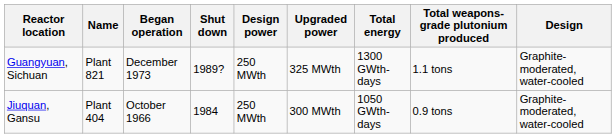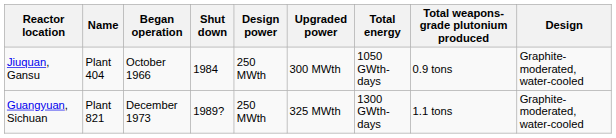rows swapped: (28, 111) <-> (37, 68)
